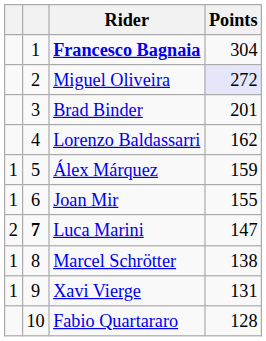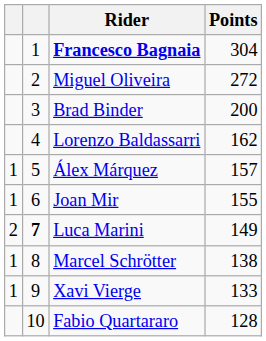(244, 79) lavender background -> (244, 79) no background
(244, 109) 201 -> (244, 109) 200
(244, 170) 159 -> (244, 170) 157
(244, 230) 147 -> (244, 230) 149
(244, 290) 131 -> (244, 290) 133
